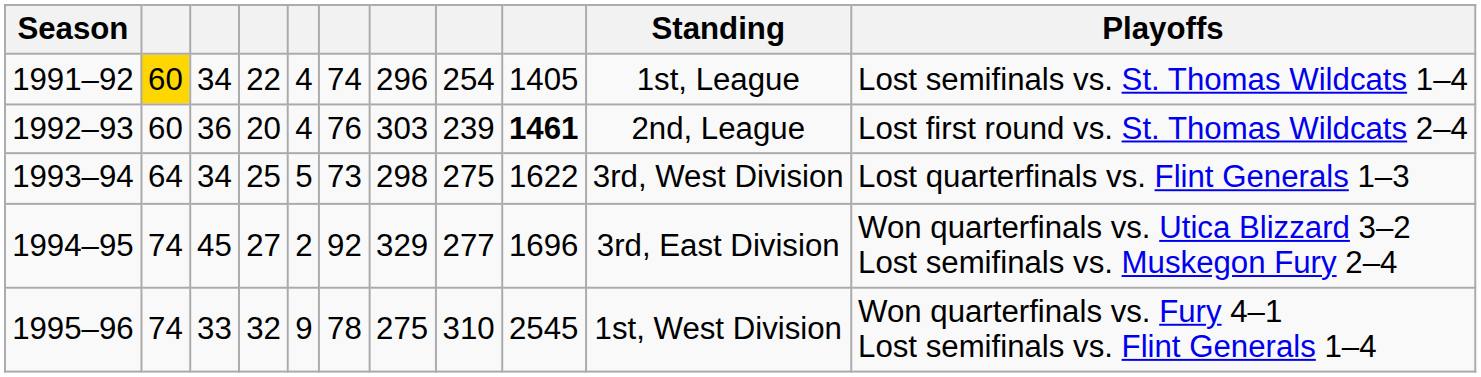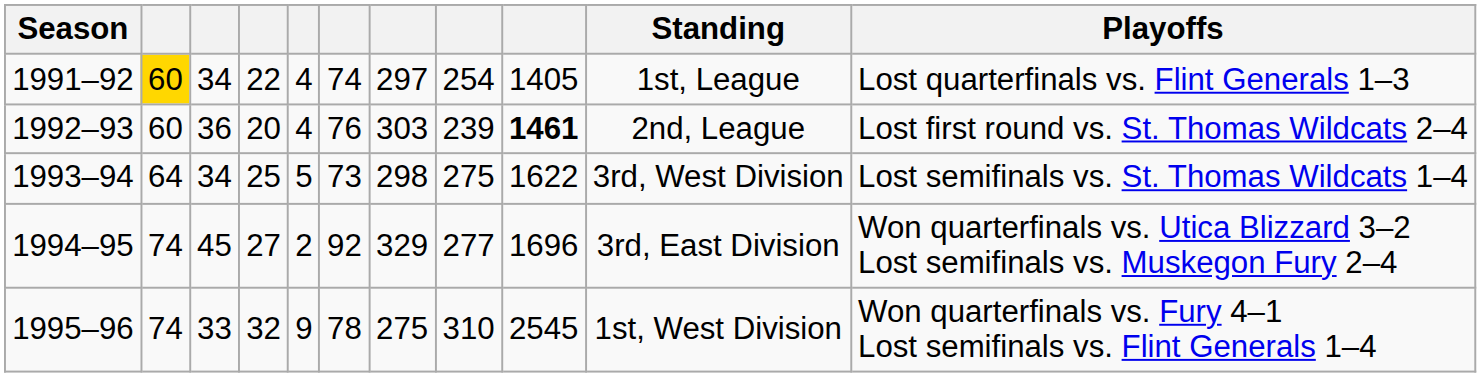(402, 78) 296 -> (402, 78) 297
(1163, 78) Lost semifinals vs. St. Thomas Wildcats 1–4 -> (1134, 78) Lost quarterfinals vs. Flint Generals 1–3
(1134, 177) Lost quarterfinals vs. Flint Generals 1–3 -> (1163, 177) Lost semifinals vs. St. Thomas Wildcats 1–4
